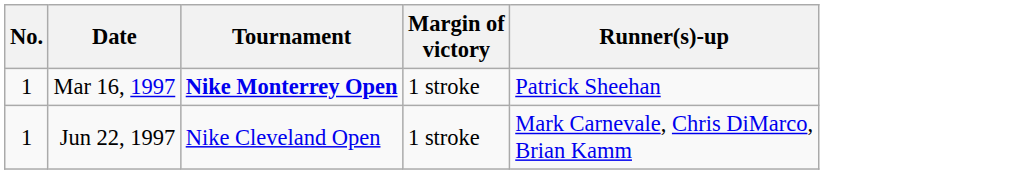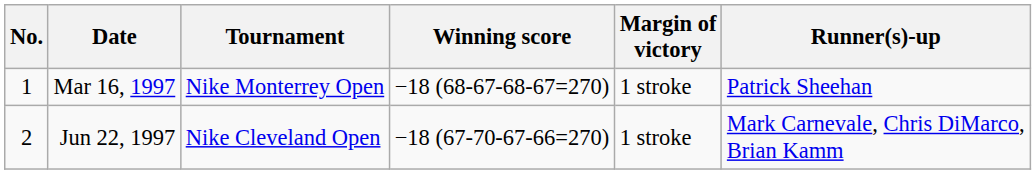+ column: (502, 36)
(292, 86) bold -> (285, 86) normal
(27, 137) 1 -> (27, 137) 2
